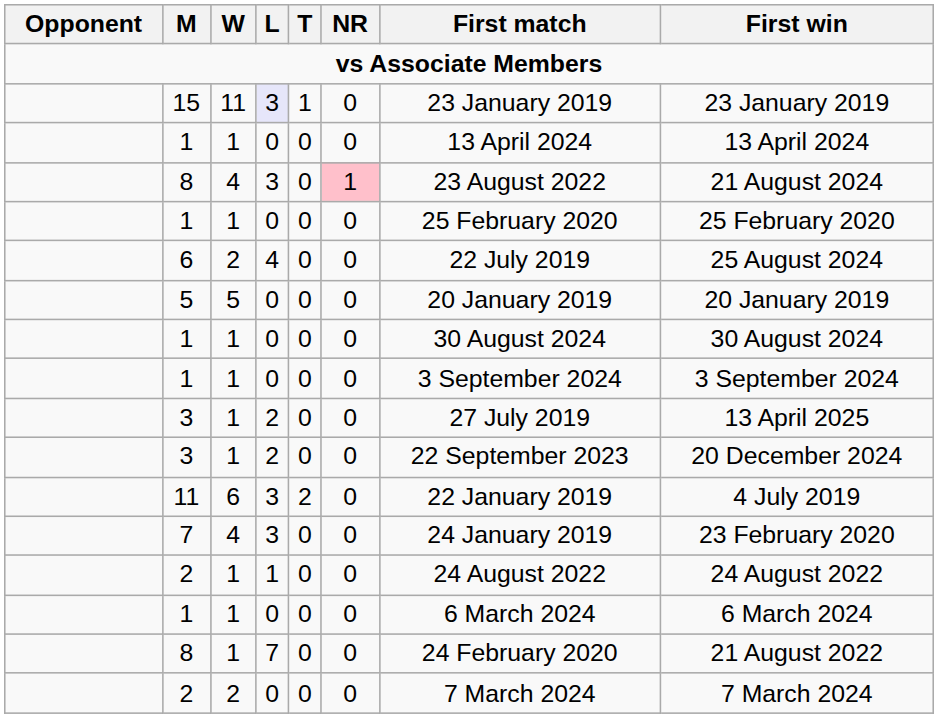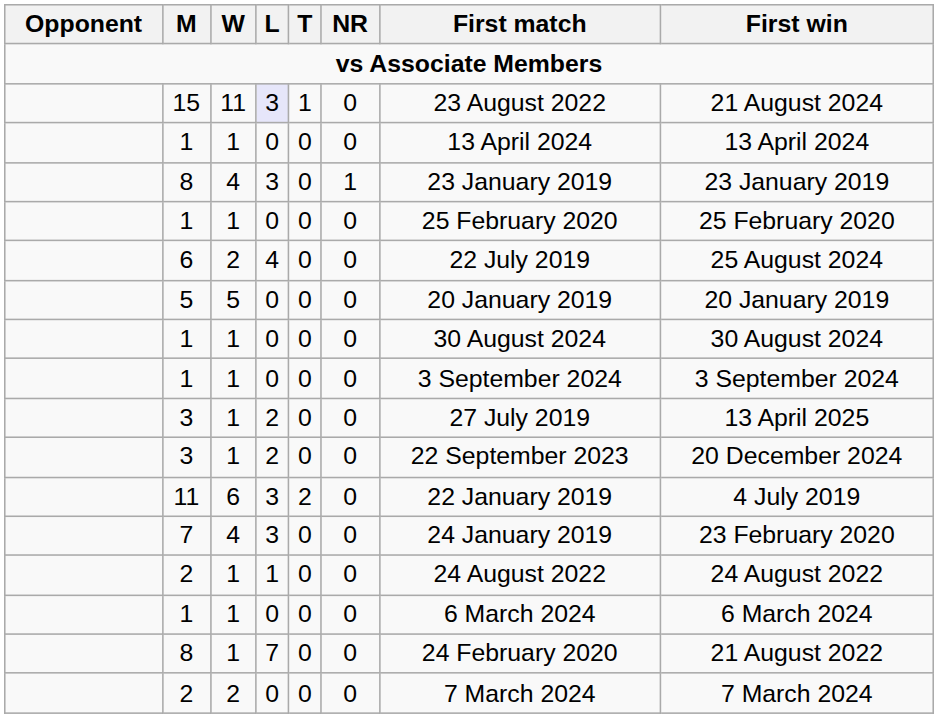(520, 102) 23 January 2019 -> (520, 102) 23 August 2022
(797, 102) 23 January 2019 -> (797, 102) 21 August 2024
(350, 181) pink background -> (350, 181) no background
(520, 181) 23 August 2022 -> (520, 181) 23 January 2019
(797, 181) 21 August 2024 -> (797, 181) 23 January 2019
